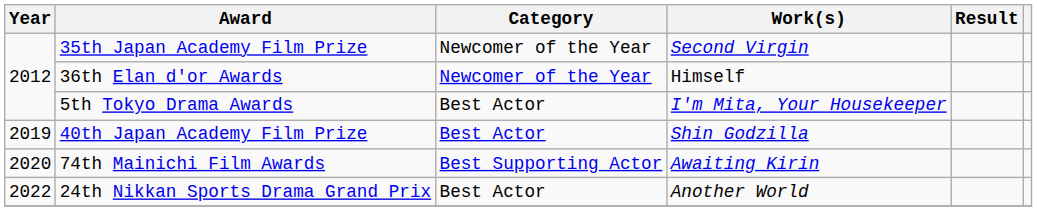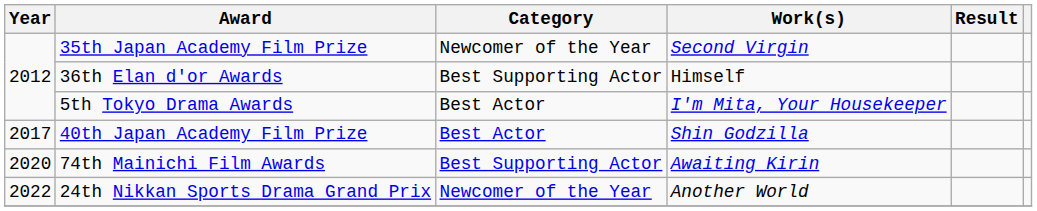(546, 77) Newcomer of the Year -> (551, 77) Best Supporting Actor
(30, 134) 2019 -> (30, 134) 2017
(493, 192) Best Actor -> (546, 192) Newcomer of the Year
